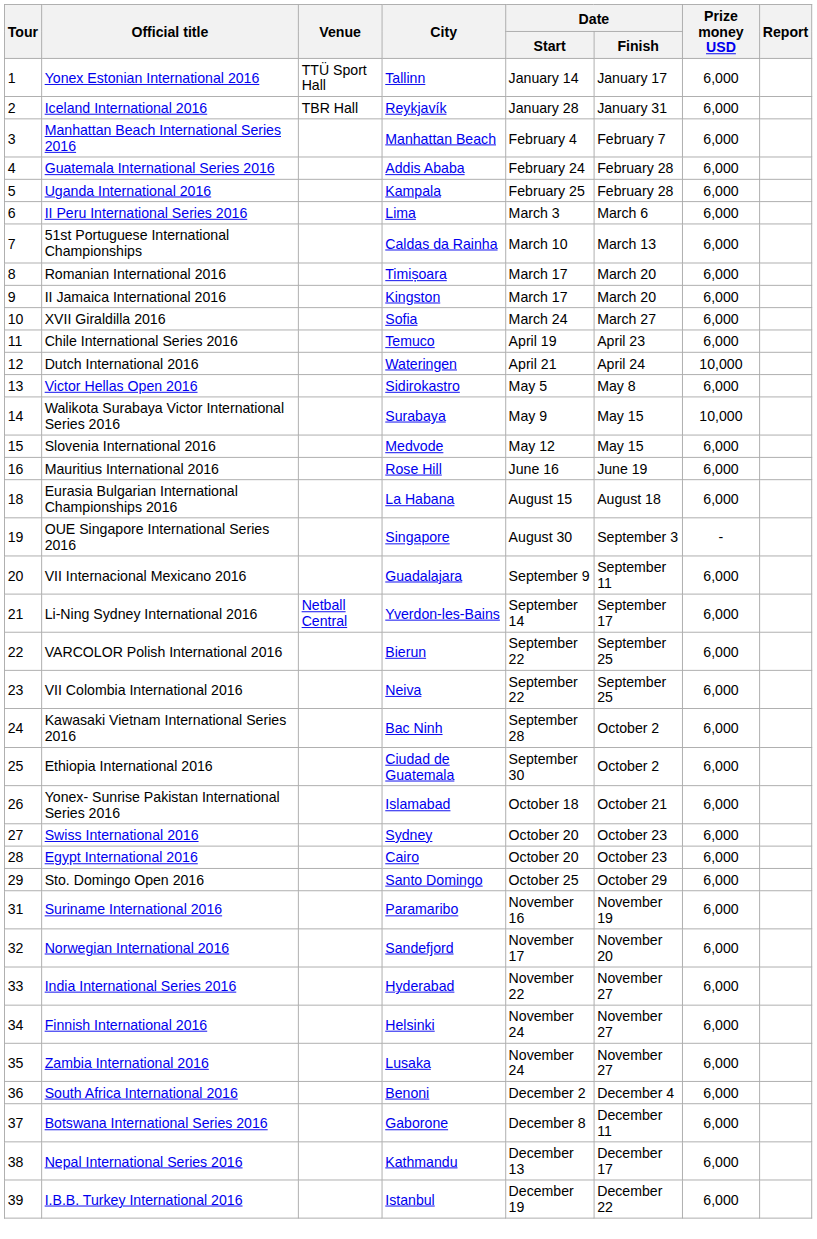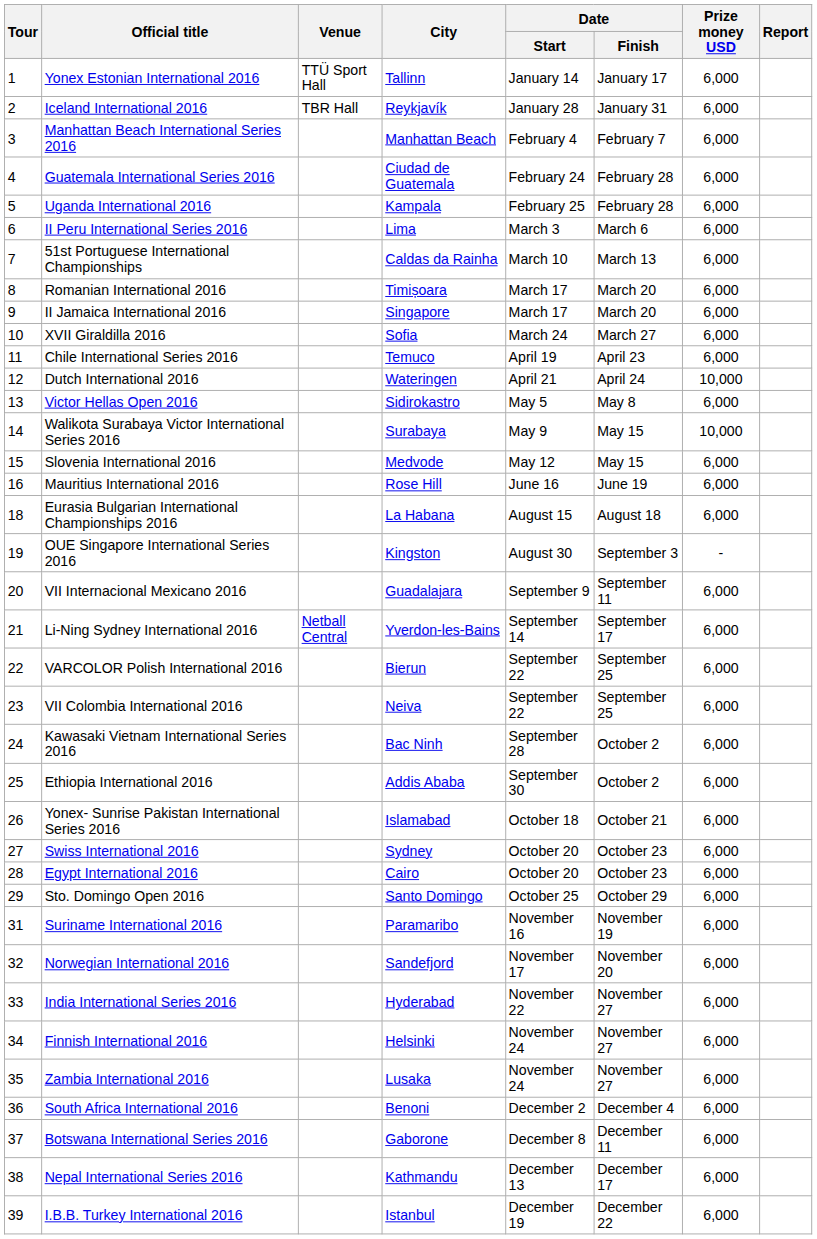(425, 169) Addis Ababa -> (420, 176) Ciudad de Guatemala
(413, 296) Kingston -> (417, 312) Singapore
(417, 537) Singapore -> (413, 553) Kingston
(420, 766) Ciudad de Guatemala -> (425, 782) Addis Ababa
